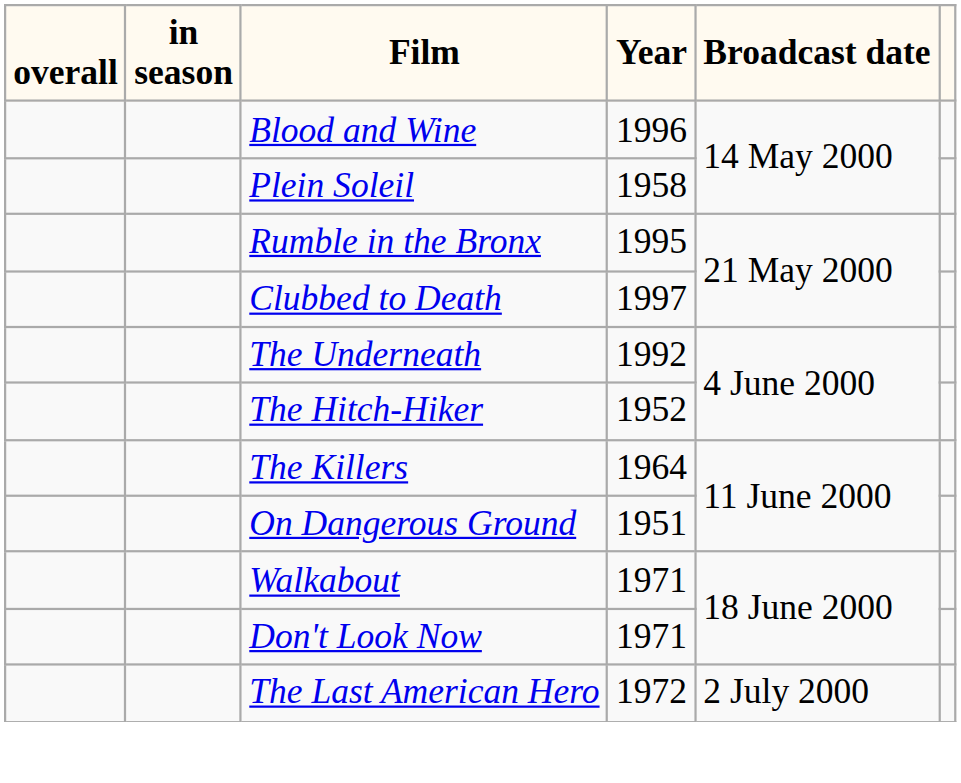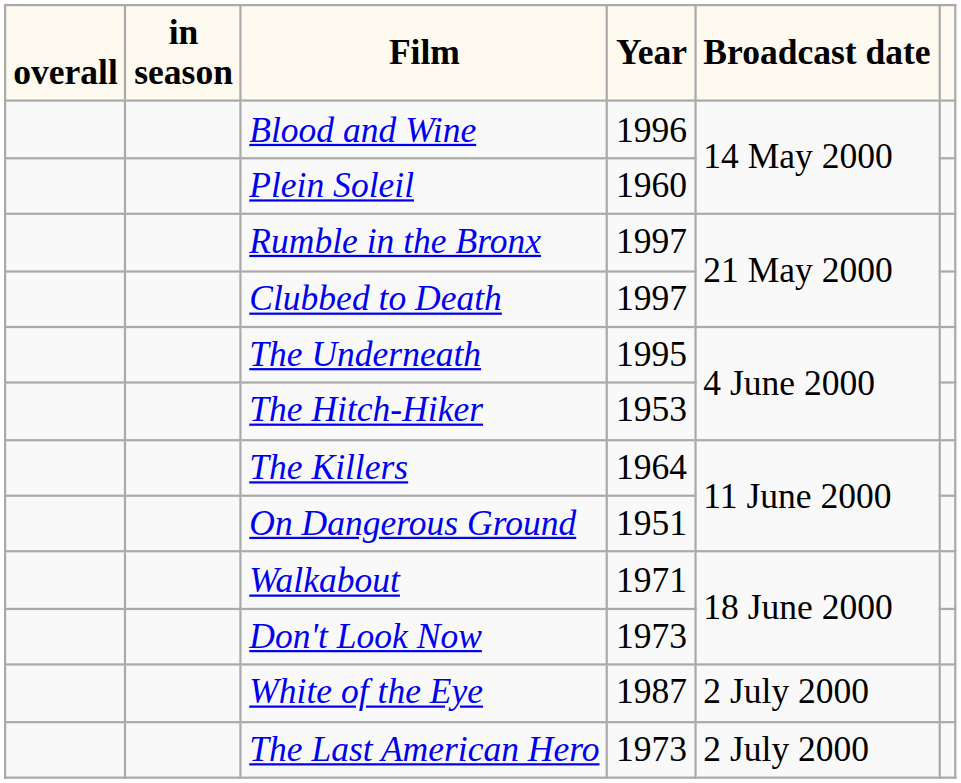(651, 185) 1958 -> (651, 185) 1960
(651, 241) 1995 -> (651, 241) 1997
(651, 354) 1992 -> (651, 354) 1995
(651, 410) 1952 -> (651, 410) 1953
(651, 635) 1971 -> (651, 635) 1973
+ row: (366, 692)
(651, 692) 1972 -> (651, 748) 1973
